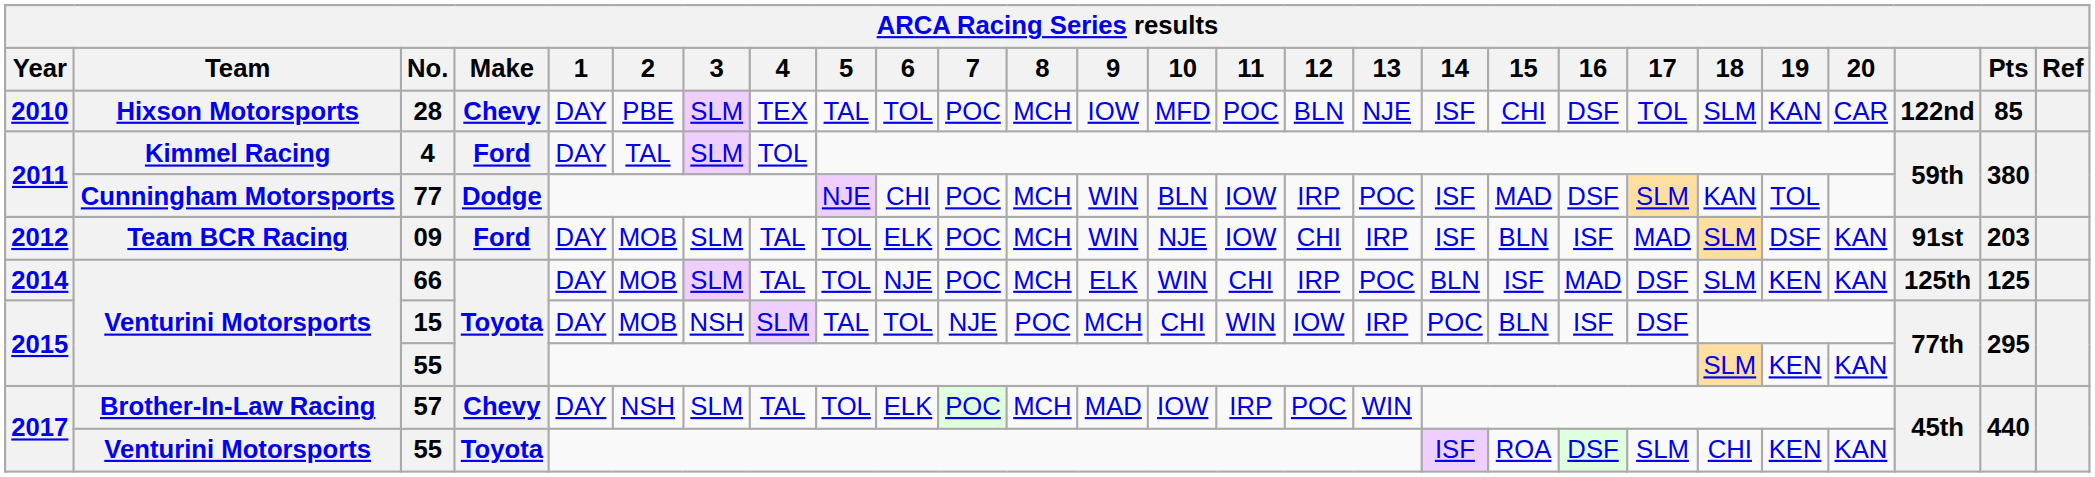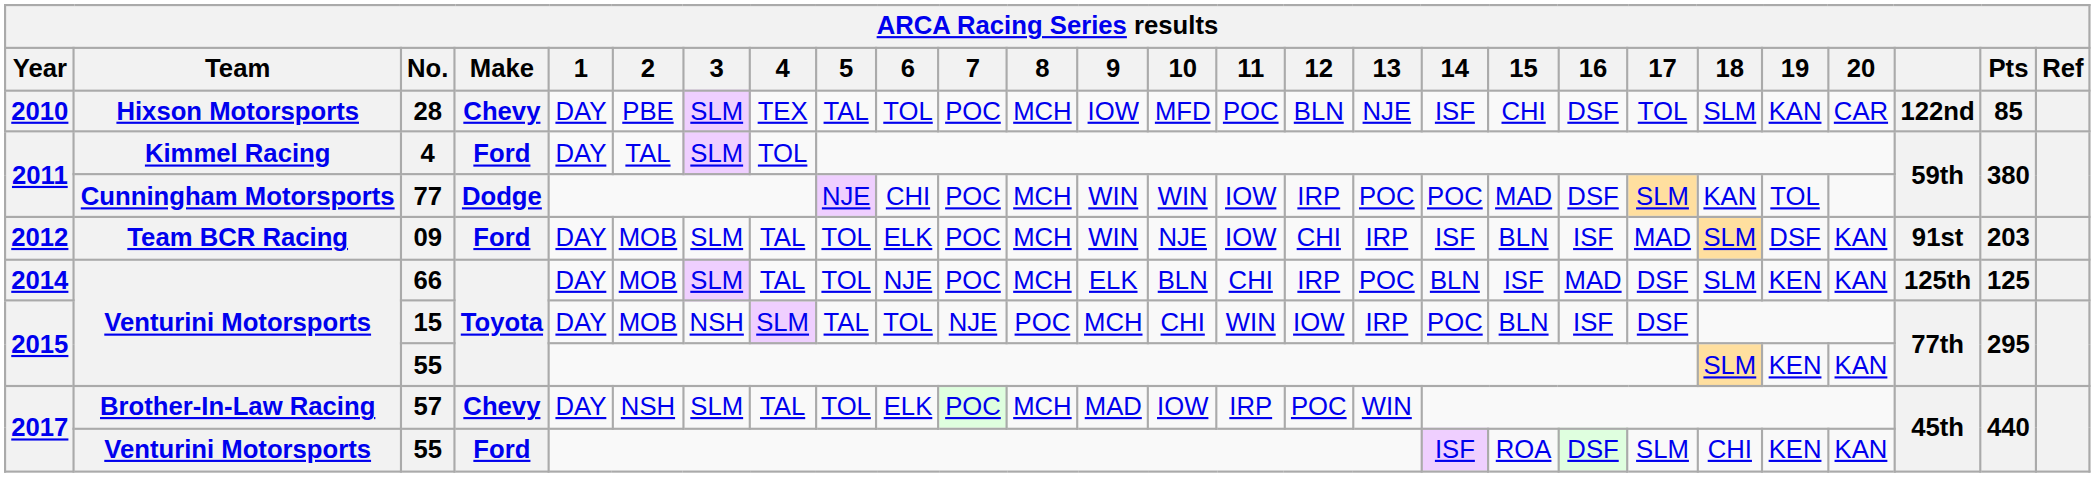(1183, 196) BLN -> (1183, 196) WIN
(1455, 196) ISF -> (1455, 196) POC
(1183, 280) WIN -> (1183, 280) BLN
(502, 450) Toyota -> (502, 450) Ford
